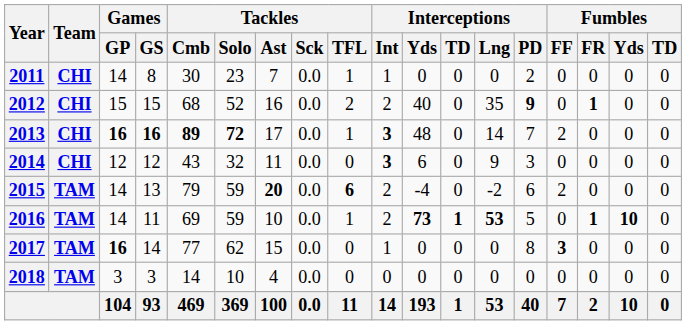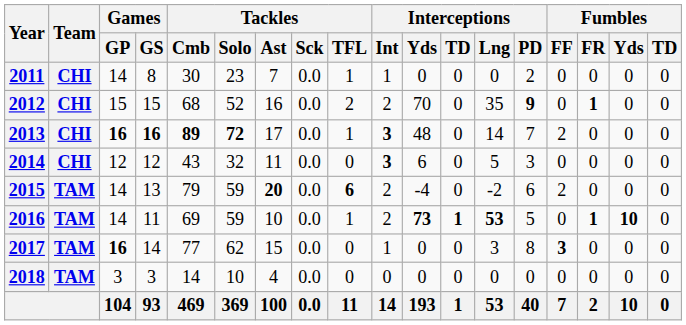(422, 104) 40 -> (422, 104) 70
(494, 162) 9 -> (494, 162) 5
(494, 248) 0 -> (494, 248) 3
